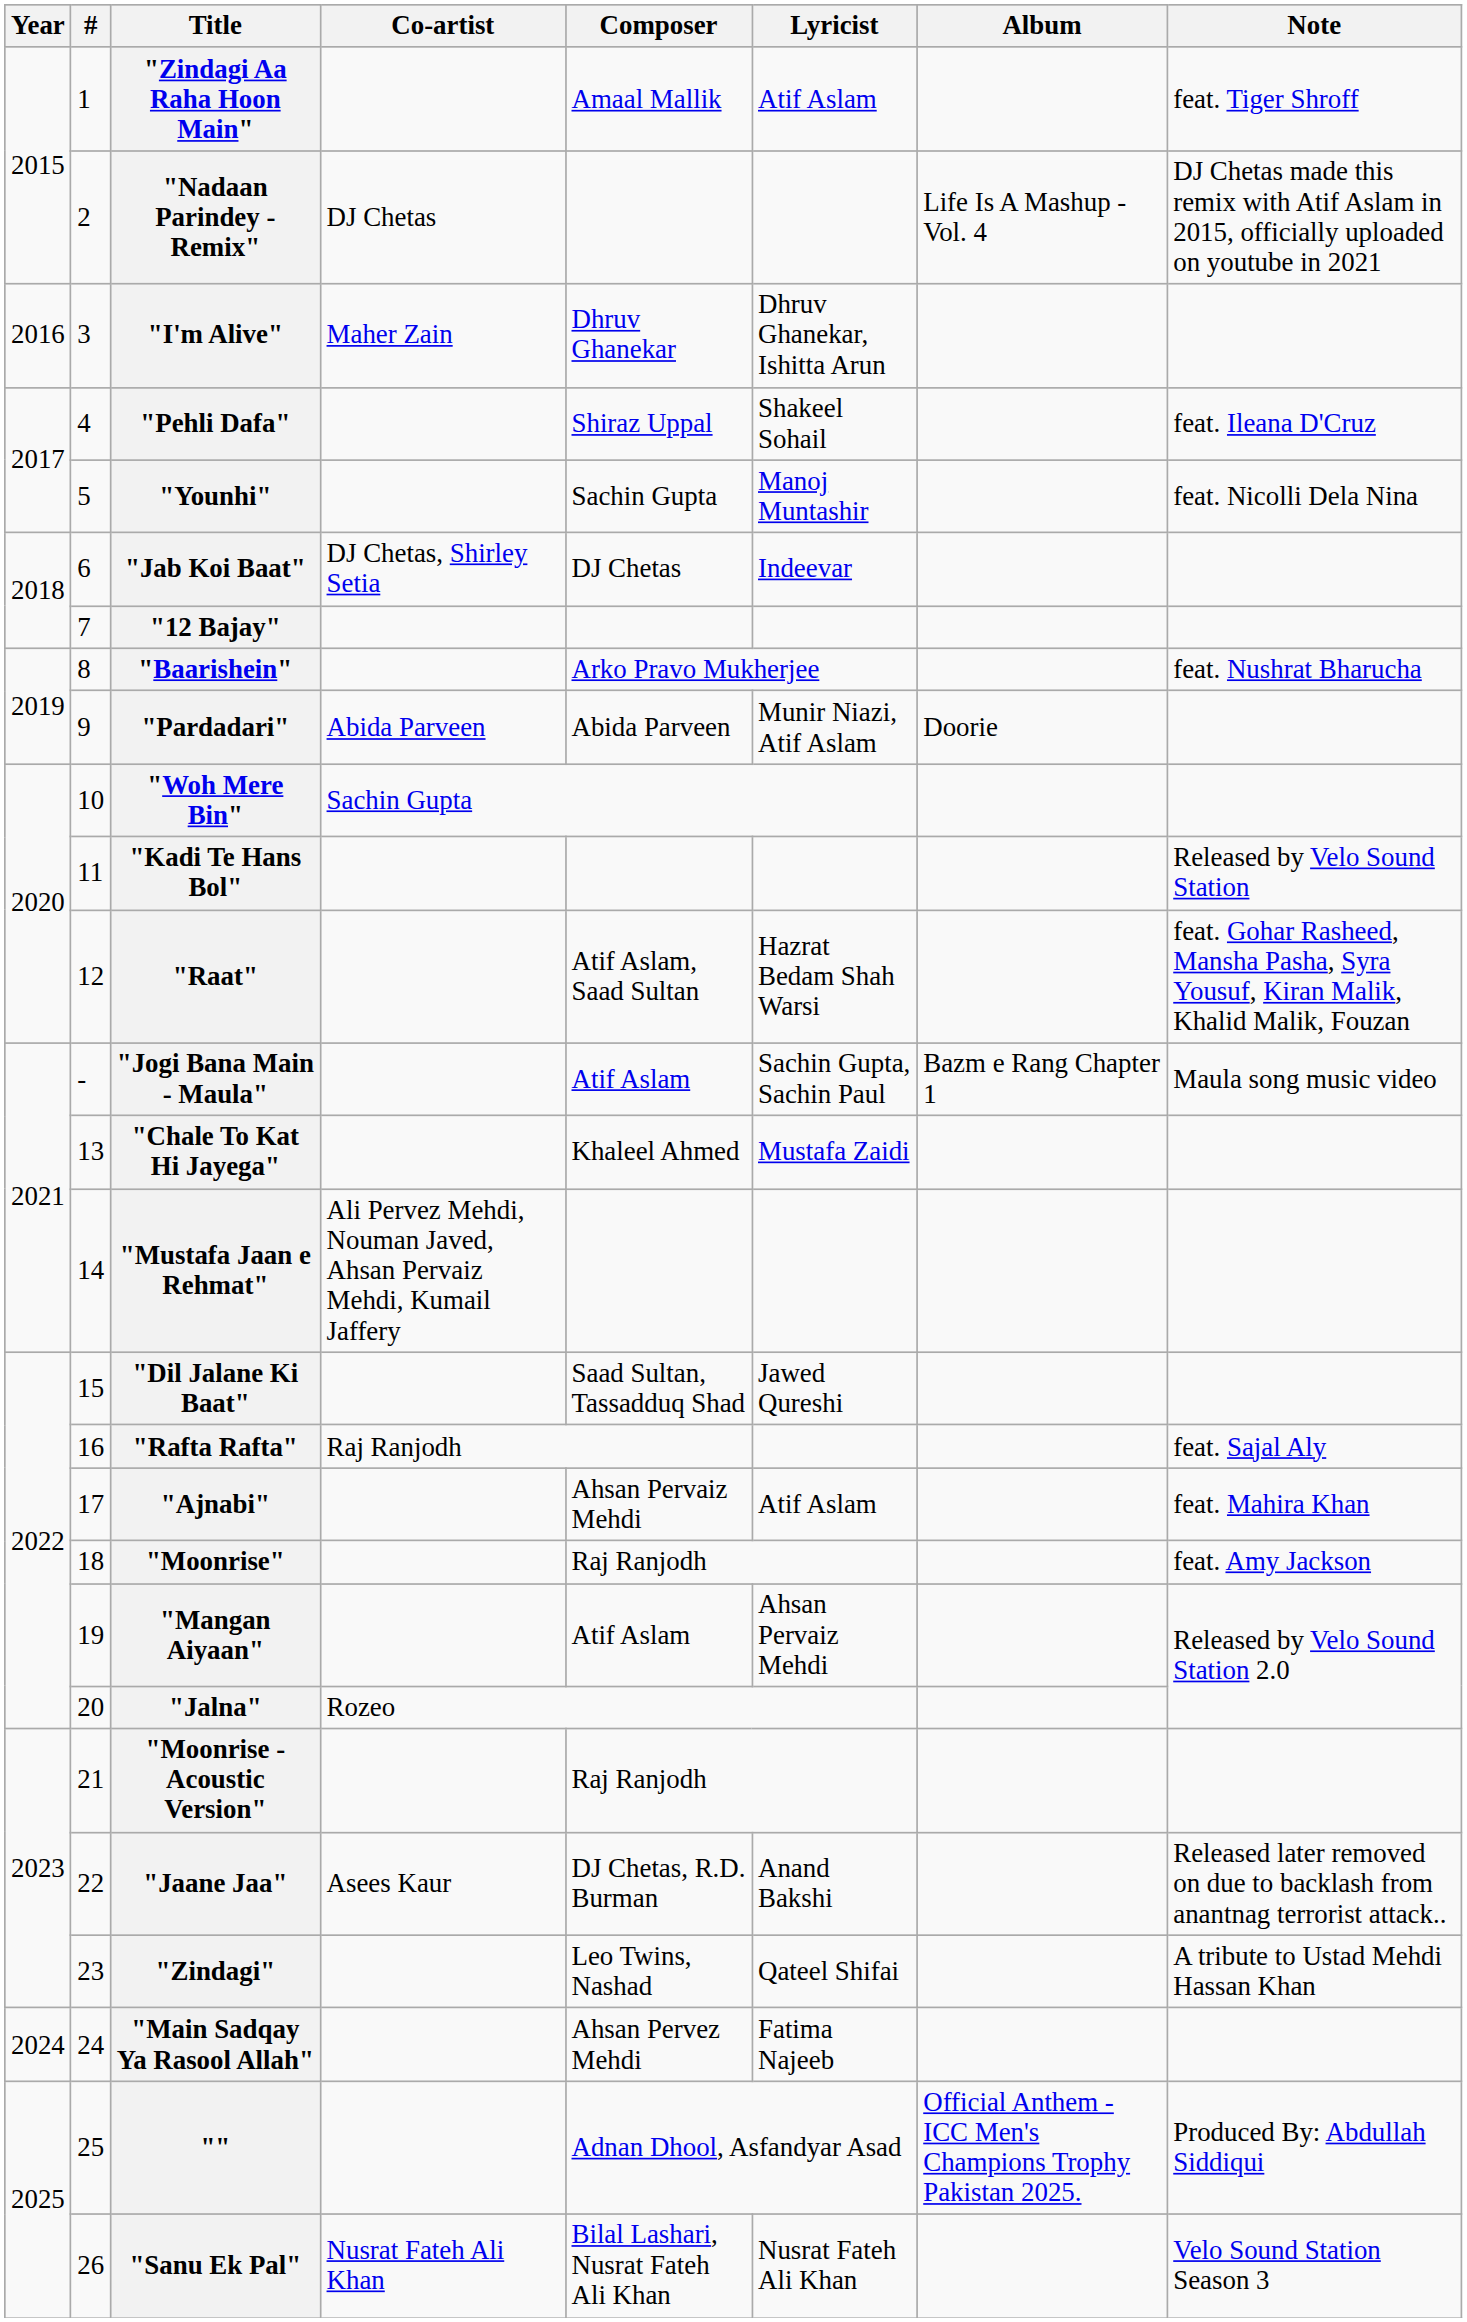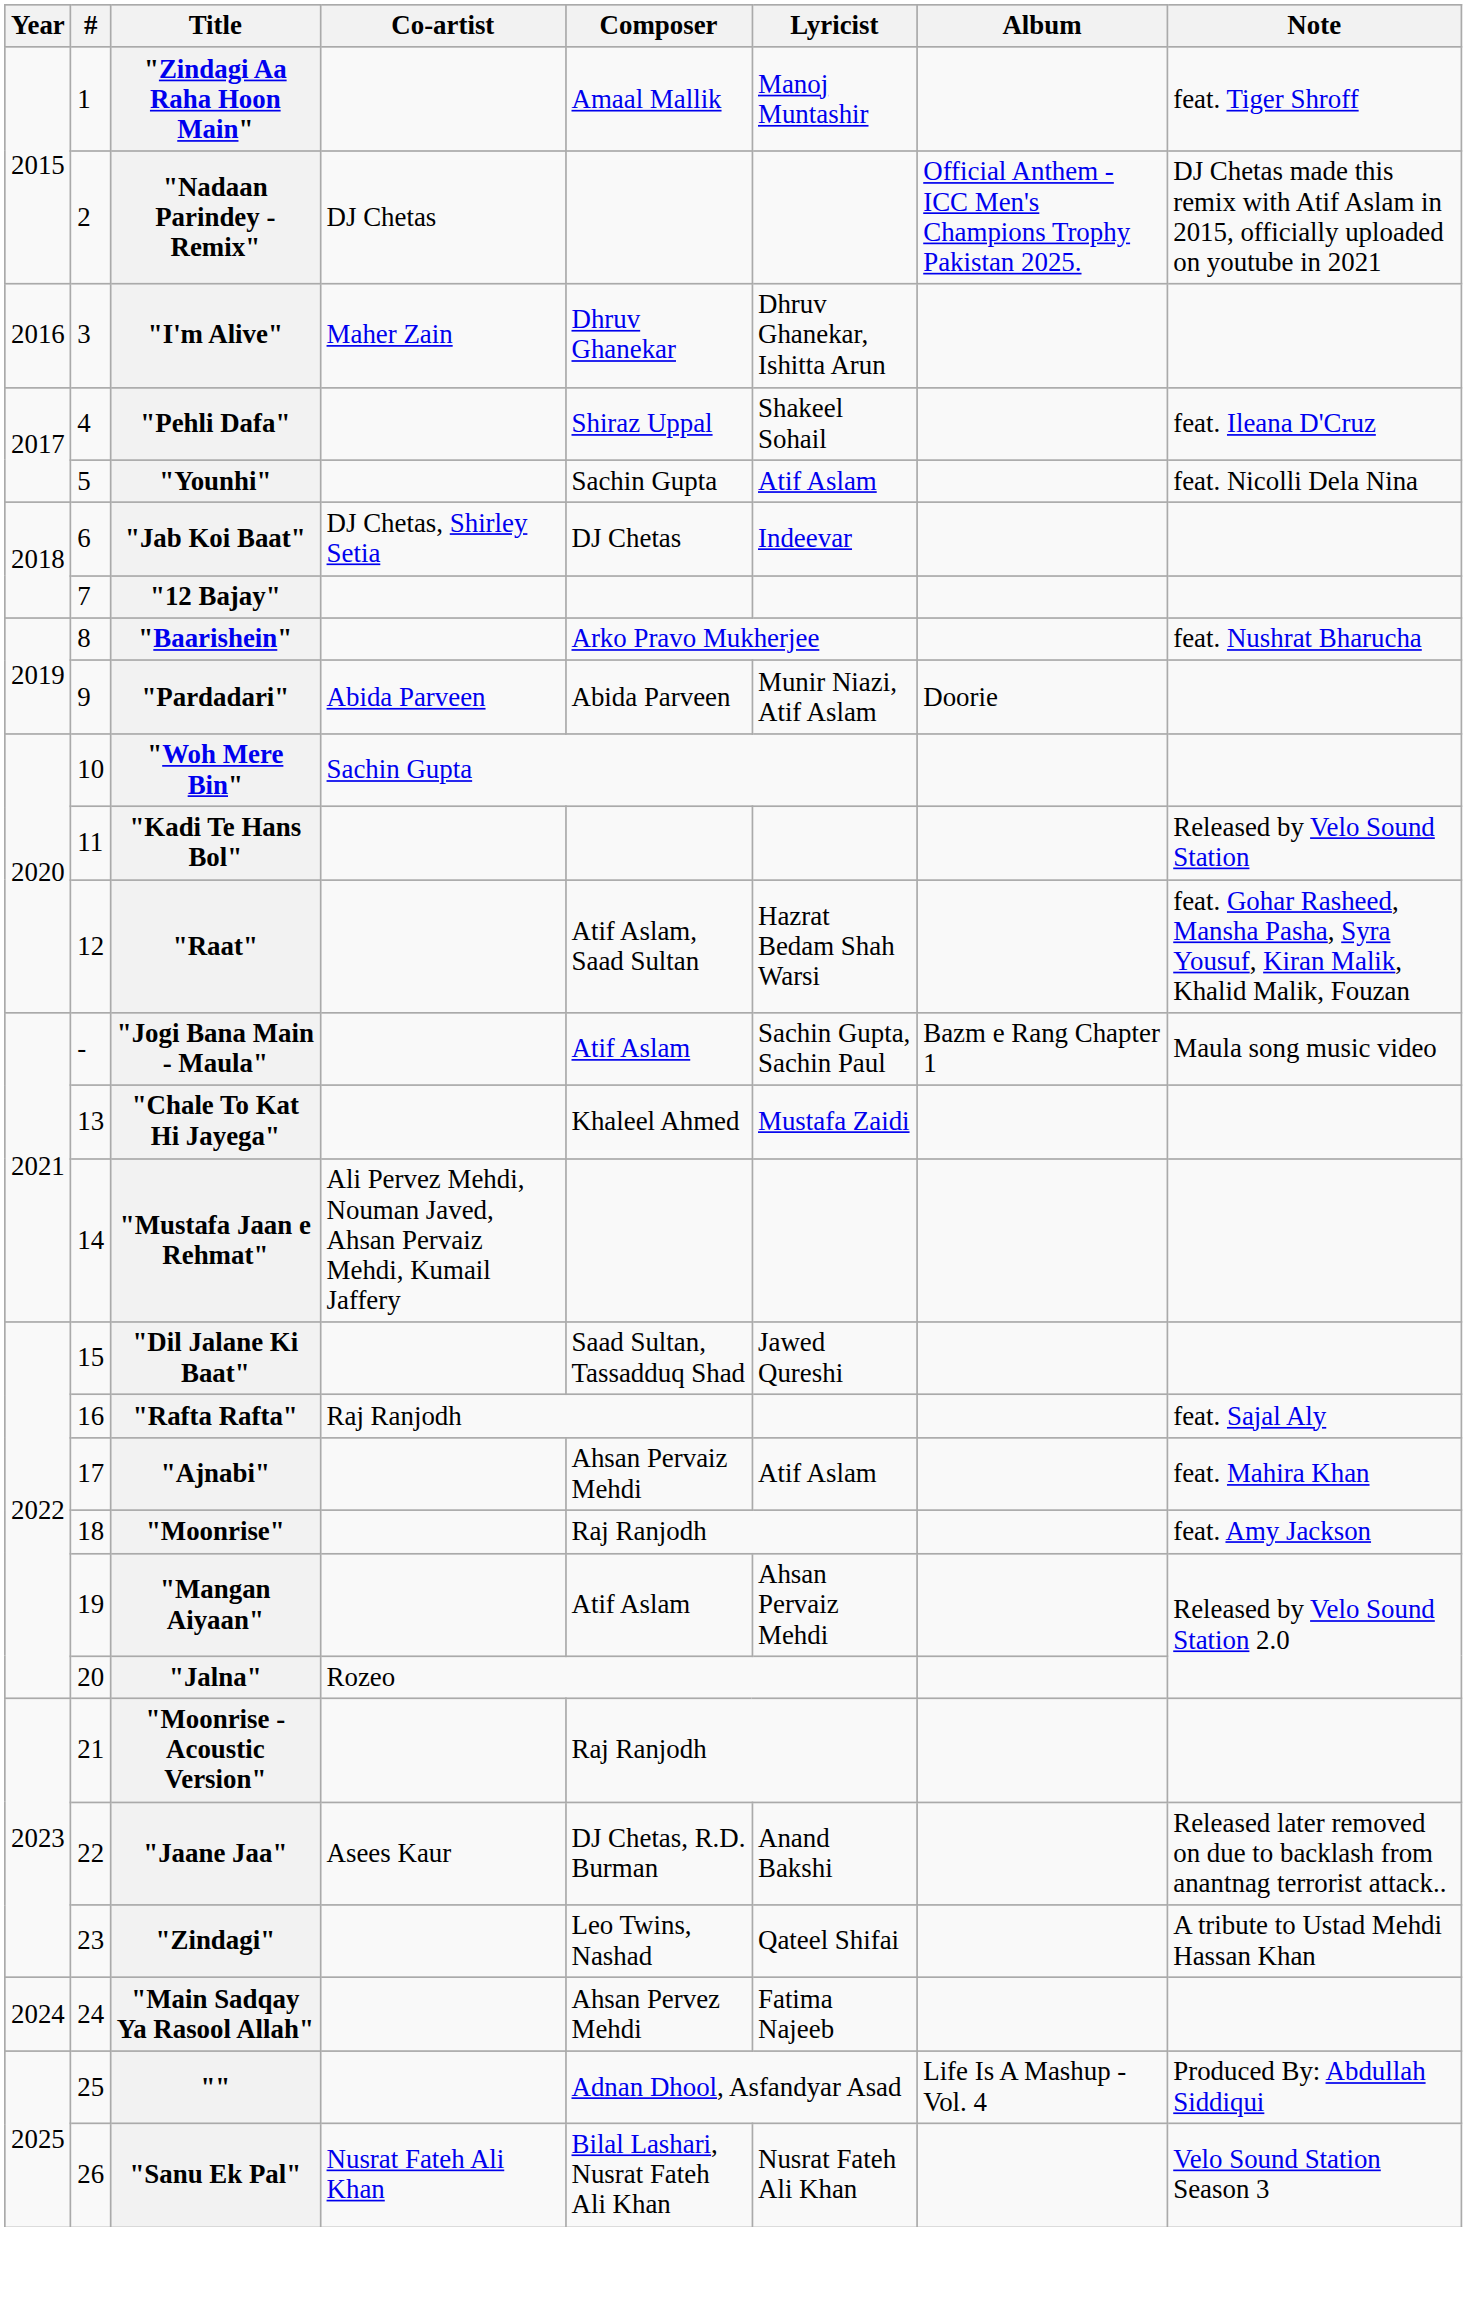(817, 98) Atif Aslam -> (813, 98) Manoj Muntashir
(1025, 216) Life Is A Mashup - Vol. 4 -> (1027, 216) Official Anthem - ICC Men's Champions Trophy Pakistan 2025.
(813, 496) Manoj Muntashir -> (817, 480) Atif Aslam
(1027, 2147) Official Anthem - ICC Men's Champions Trophy Pakistan 2025. -> (1025, 2086) Life Is A Mashup - Vol. 4
